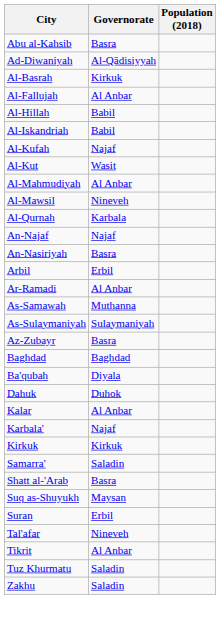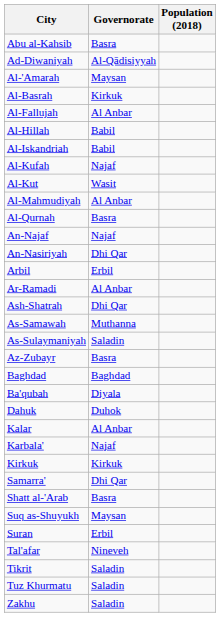+ row: (33, 78)
- row: (31, 200)
(109, 218) Karbala -> (104, 218) Basra
(104, 253) Basra -> (109, 253) Dhi Qar
+ row: (34, 305)
(123, 323) Sulaymaniyah -> (108, 340) Saladin
(108, 463) Saladin -> (109, 480) Dhi Qar
(111, 550) Al Anbar -> (108, 568) Saladin
